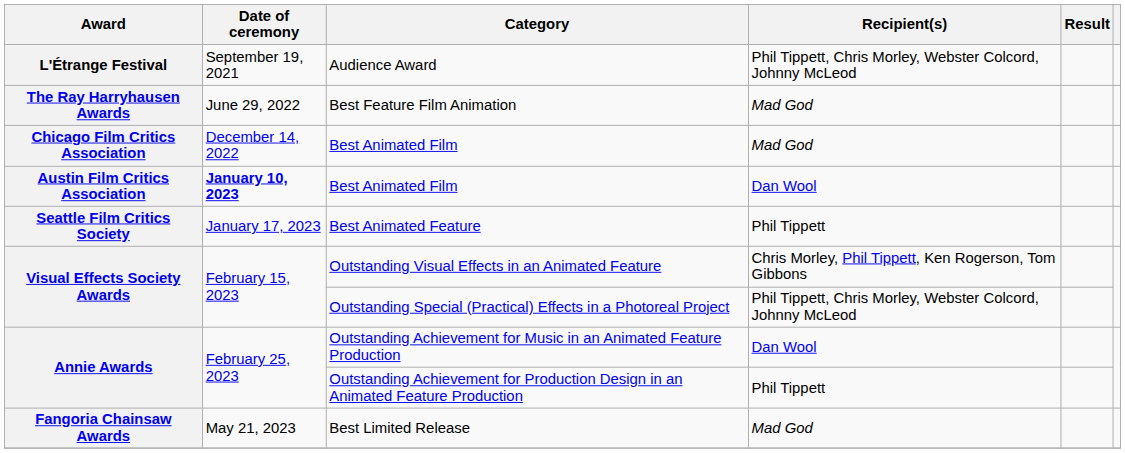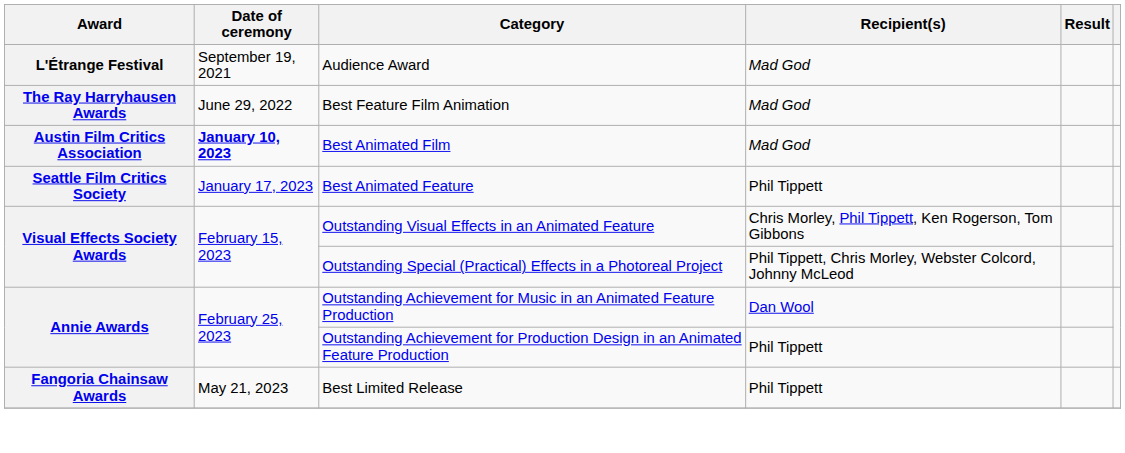(895, 65) Phil Tippett, Chris Morley, Webster Colcord, Johnny McLeod -> (779, 65) Mad God
- row: (103, 145)
(784, 186) Dan Wool -> (779, 145) Mad God
(782, 428) Mad God -> (786, 387) Phil Tippett
